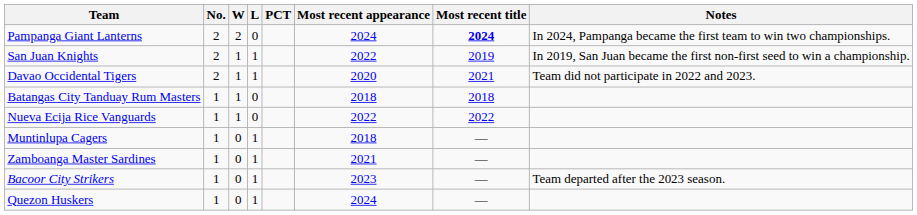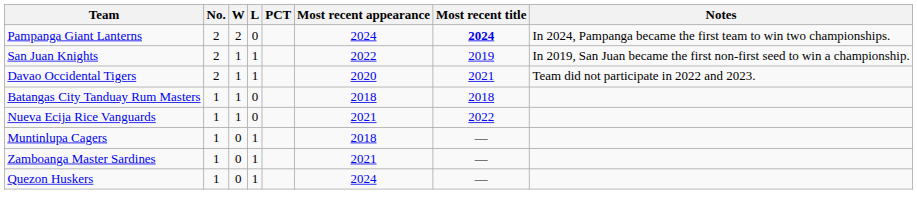(364, 117) 2022 -> (364, 117) 2021
- row: (61, 179)
